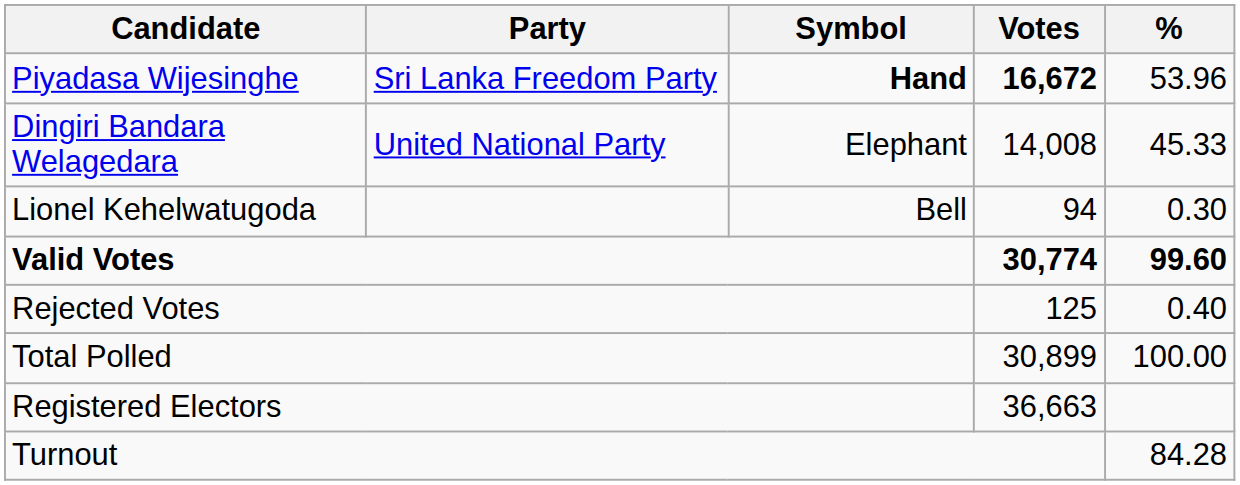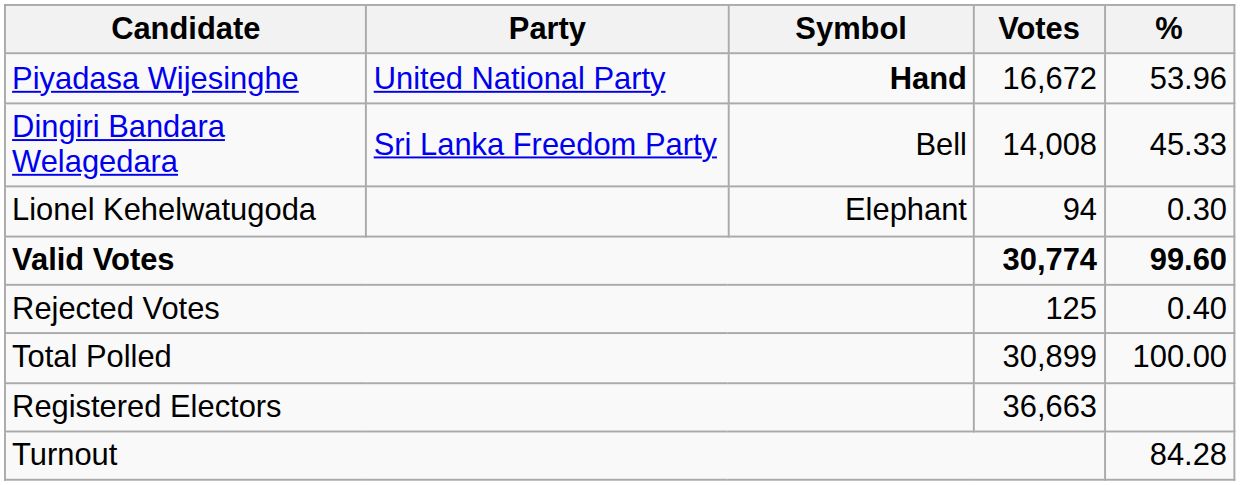(545, 77) Sri Lanka Freedom Party -> (520, 77) United National Party
(1050, 77) bold -> (1050, 77) normal
(520, 144) United National Party -> (545, 144) Sri Lanka Freedom Party
(906, 144) Elephant -> (941, 144) Bell
(941, 210) Bell -> (906, 210) Elephant
